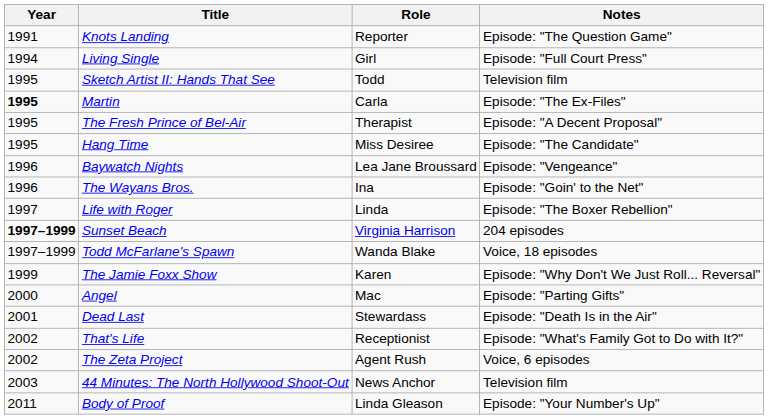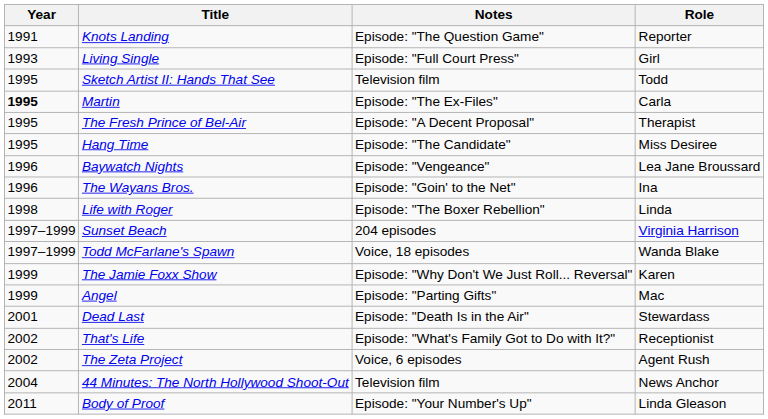columns swapped: (416, 15) <-> (622, 15)
(23, 58) 1994 -> (23, 58) 1993
(23, 209) 1997 -> (23, 209) 1998
(42, 230) bold -> (42, 230) normal
(23, 295) 2000 -> (23, 295) 1999
(23, 381) 2003 -> (23, 381) 2004
